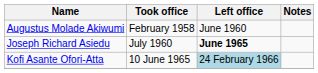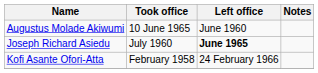(162, 28) February 1958 -> (159, 28) 10 June 1965
(159, 60) 10 June 1965 -> (162, 60) February 1958
(239, 60) lightblue background -> (239, 60) no background
